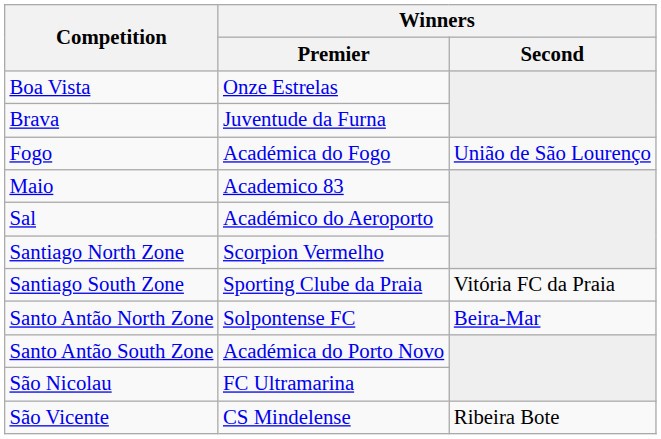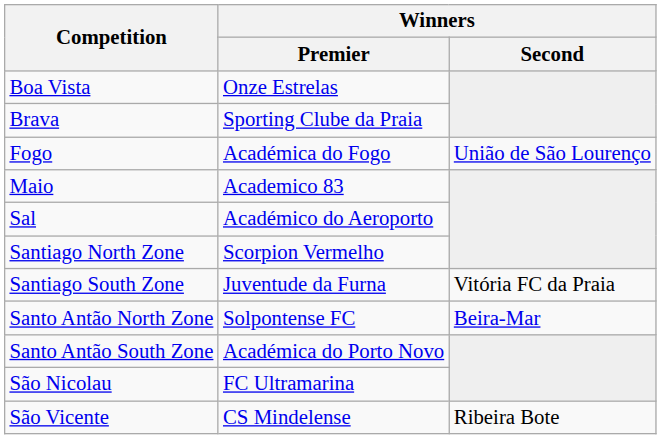(304, 119) Juventude da Furna -> (323, 119) Sporting Clube da Praia
(323, 284) Sporting Clube da Praia -> (304, 284) Juventude da Furna
